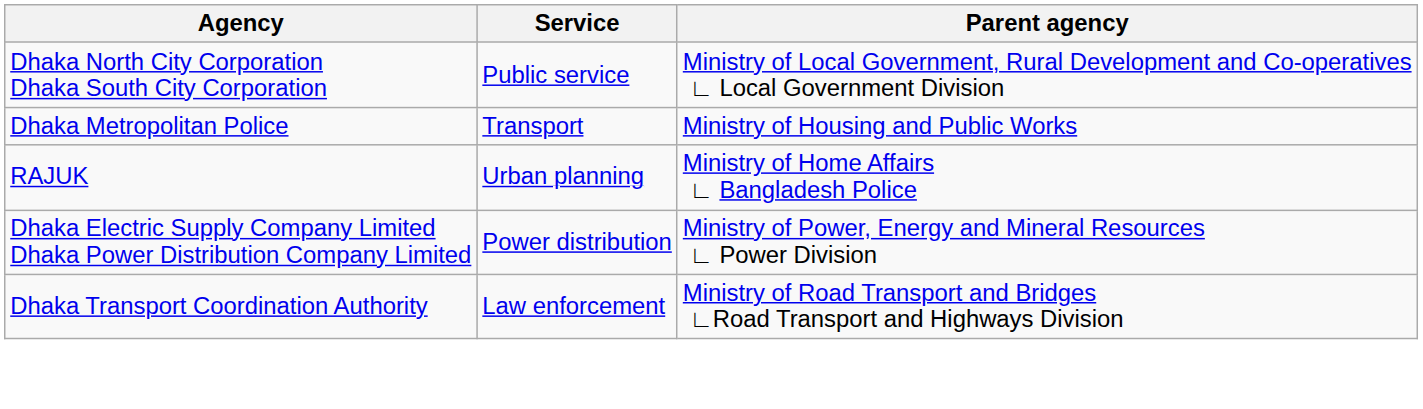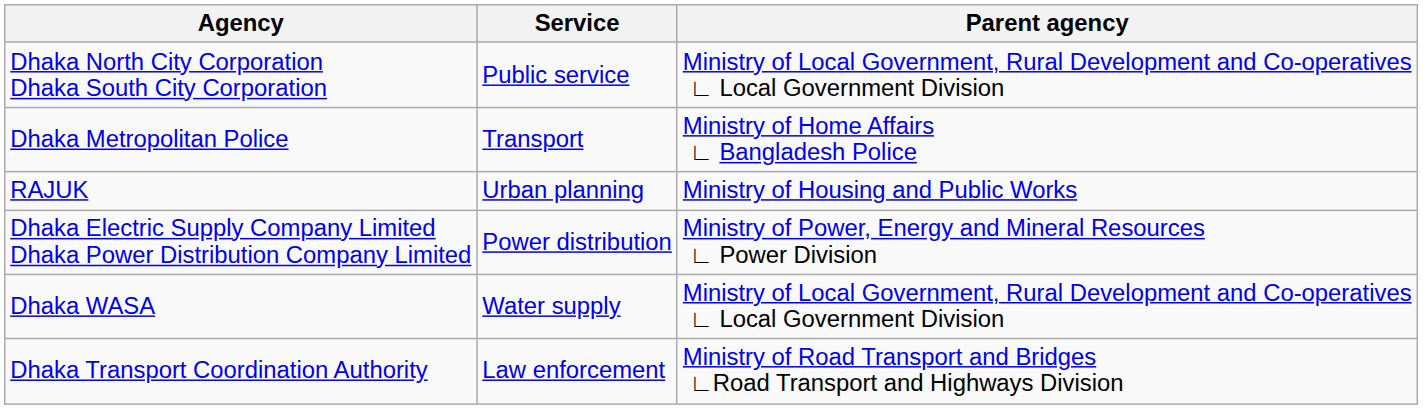(880, 125) Ministry of Housing and Public Works -> (808, 139) Ministry of Home Affairs ∟ Bangladesh Police
(808, 177) Ministry of Home Affairs ∟ Bangladesh Police -> (880, 190) Ministry of Housing and Public Works
+ row: (83, 306)
